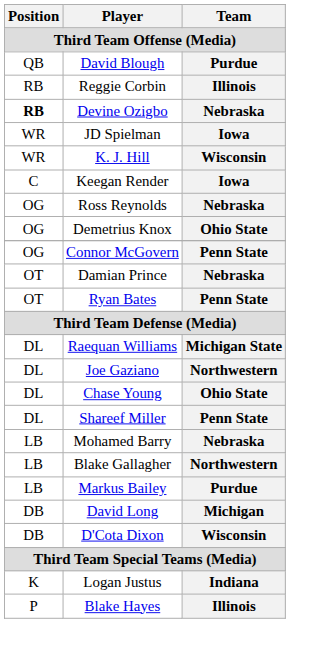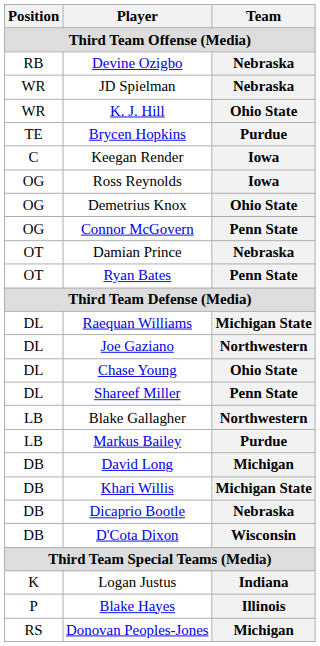- row: (122, 63)
- row: (122, 87)
(34, 110) bold -> (34, 63) normal
(234, 134) Iowa -> (264, 87) Nebraska
(234, 157) Wisconsin -> (264, 110) Ohio State
+ row: (137, 134)
(234, 205) Nebraska -> (264, 181) Iowa
- row: (122, 441)
+ row: (137, 488)
+ row: (137, 511)
+ row: (137, 629)
